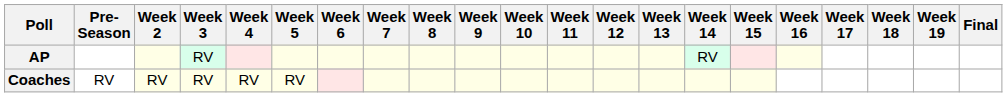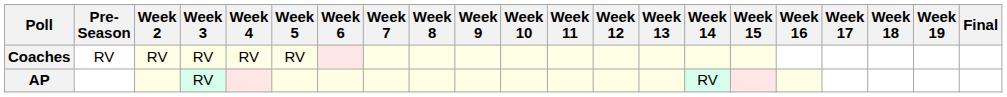rows swapped: (39, 57) <-> (39, 81)
